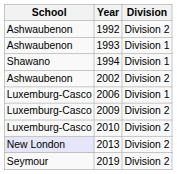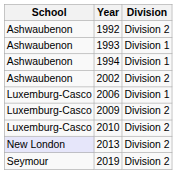(28, 62) Shawano -> (40, 62) Ashwaubenon
